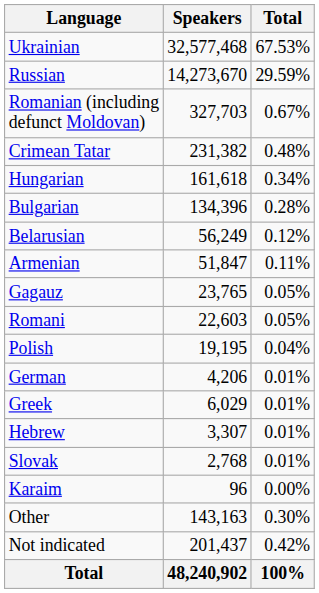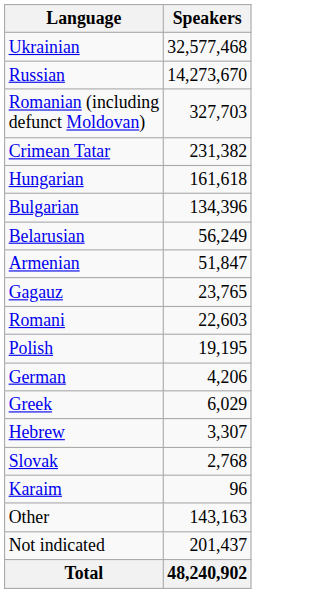- column: (283, 18)
